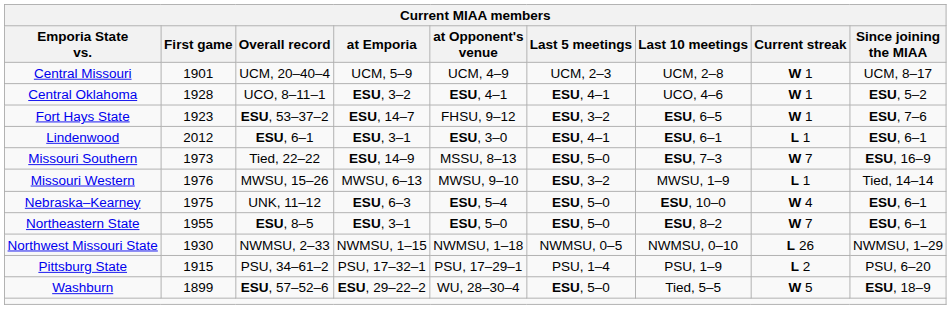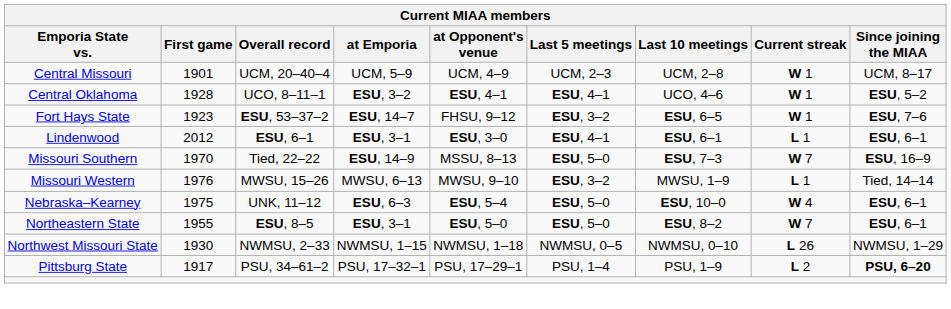(198, 159) 1973 -> (198, 159) 1970
(198, 266) 1915 -> (198, 266) 1917
(898, 266) normal -> (898, 266) bold
- row: (83, 287)
